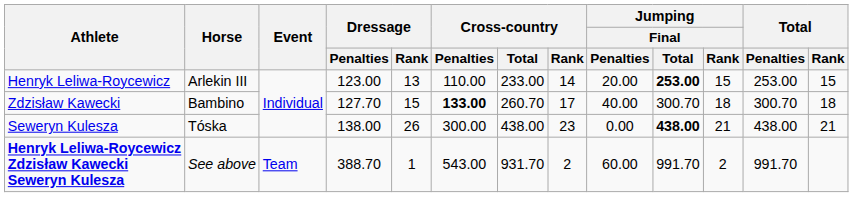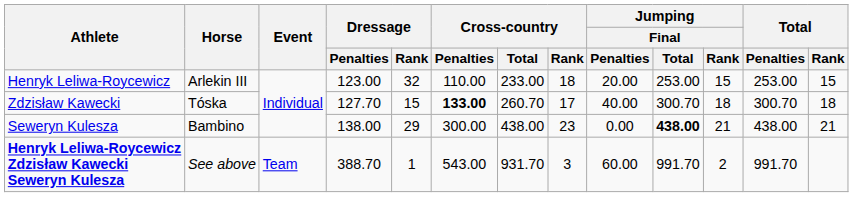(412, 81) 13 -> (412, 81) 32
(567, 81) 14 -> (567, 81) 18
(678, 81) bold -> (678, 81) normal
(216, 104) Bambino -> (207, 104) Tóska
(207, 126) Tóska -> (216, 126) Bambino
(412, 126) 26 -> (412, 126) 29
(567, 165) 2 -> (567, 165) 3
